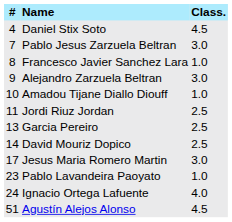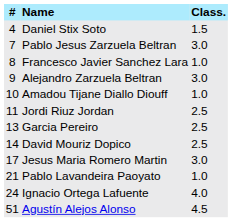(199, 29) 4.5 -> (199, 29) 1.5
(12, 176) 23 -> (12, 176) 21
